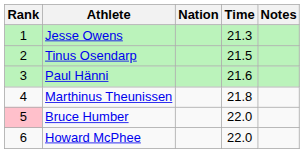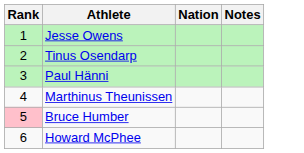- column: (240, 14)
